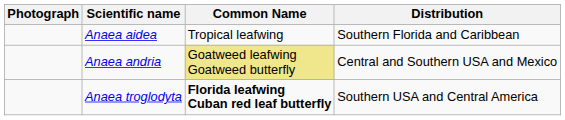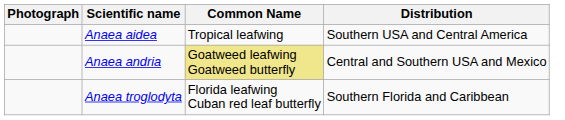(428, 34) Southern Florida and Caribbean -> (427, 34) Southern USA and Central America
(260, 97) bold -> (254, 97) normal
(438, 97) Southern USA and Central America -> (418, 97) Southern Florida and Caribbean
